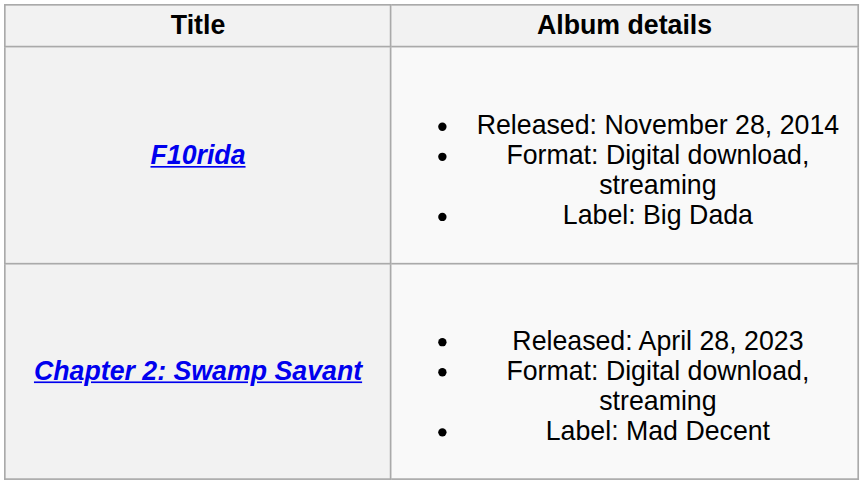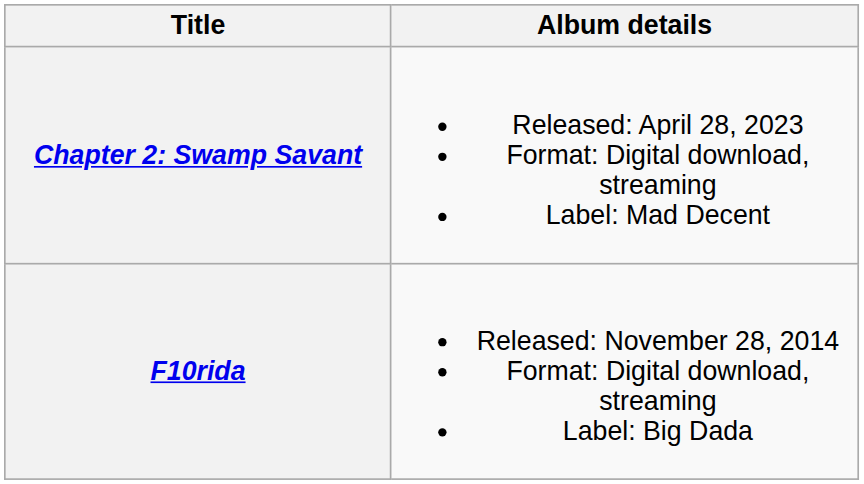rows swapped: (198, 154) <-> (198, 370)
